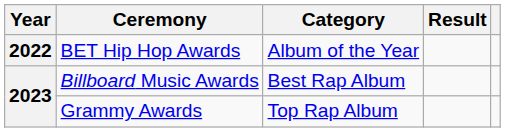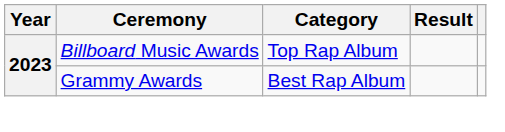- row: (150, 50)
(336, 80) Best Rap Album -> (333, 50) Top Rap Album
(333, 111) Top Rap Album -> (336, 80) Best Rap Album
